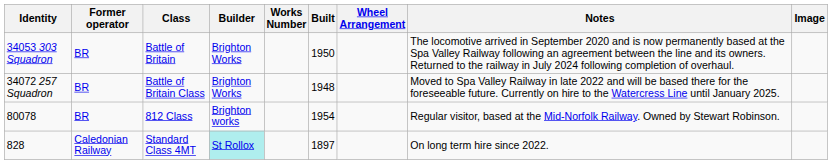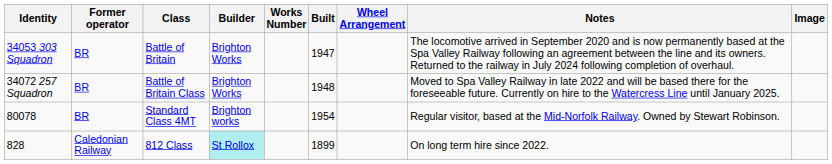(323, 53) 1950 -> (323, 53) 1947
(169, 116) 812 Class -> (171, 116) Standard Class 4MT
(171, 145) Standard Class 4MT -> (169, 145) 812 Class
(323, 145) 1897 -> (323, 145) 1899
